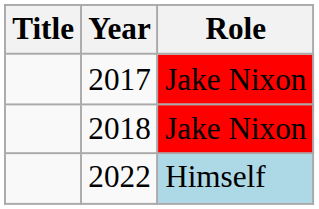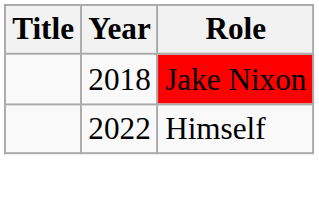- row: (120, 78)
(215, 177) lightblue background -> (215, 128) no background
